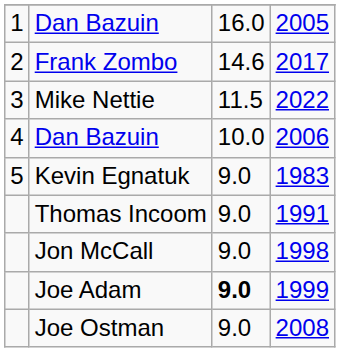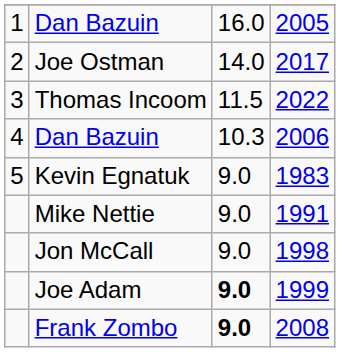(106, 61) Frank Zombo -> (99, 61) Joe Ostman
(241, 61) 14.6 -> (241, 61) 14.0
(95, 99) Mike Nettie -> (121, 99) Thomas Incoom
(241, 137) 10.0 -> (241, 137) 10.3
(121, 213) Thomas Incoom -> (95, 213) Mike Nettie
(99, 328) Joe Ostman -> (106, 328) Frank Zombo
(235, 328) normal -> (235, 328) bold
